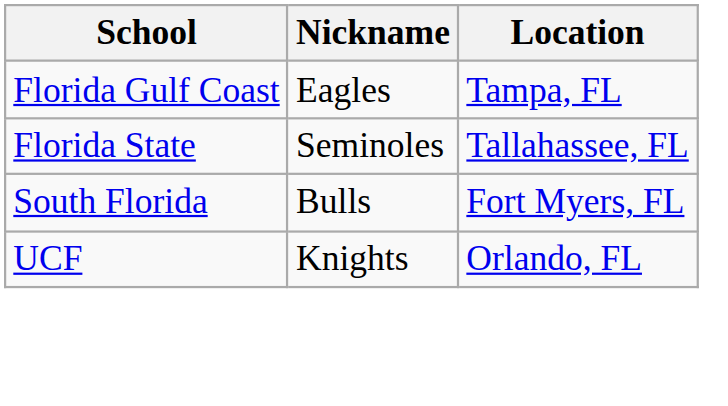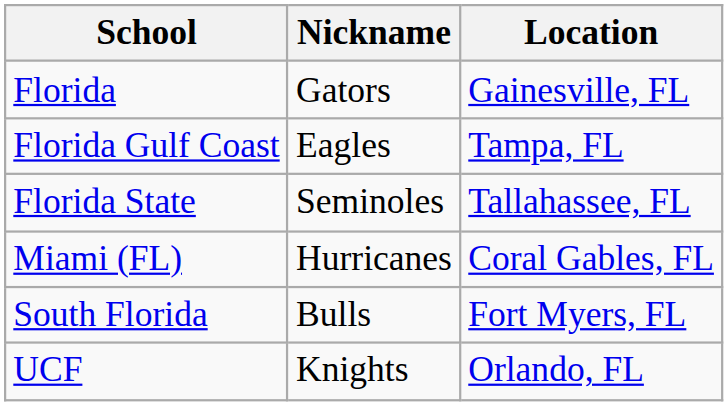+ row: (65, 88)
+ row: (98, 257)
